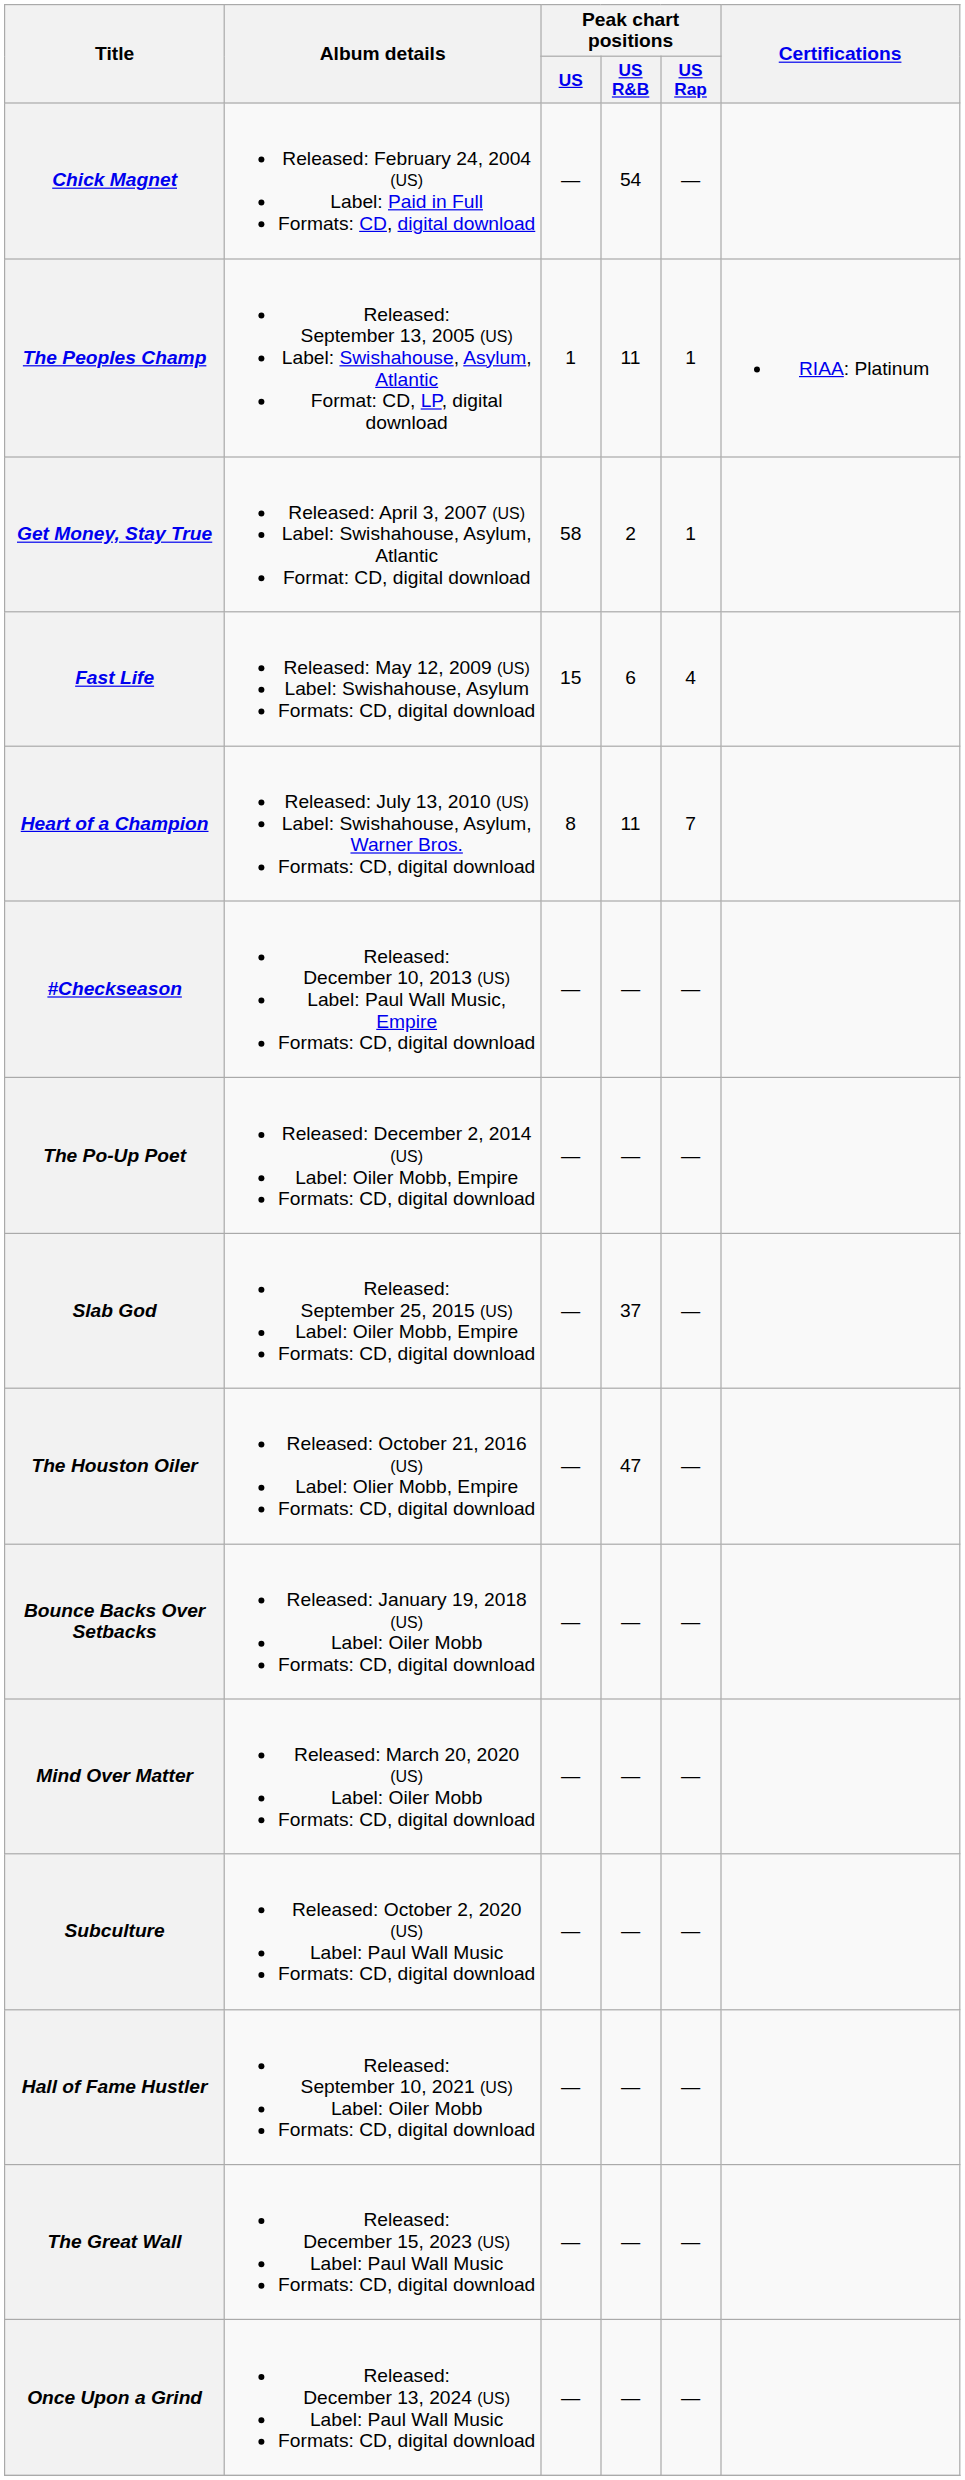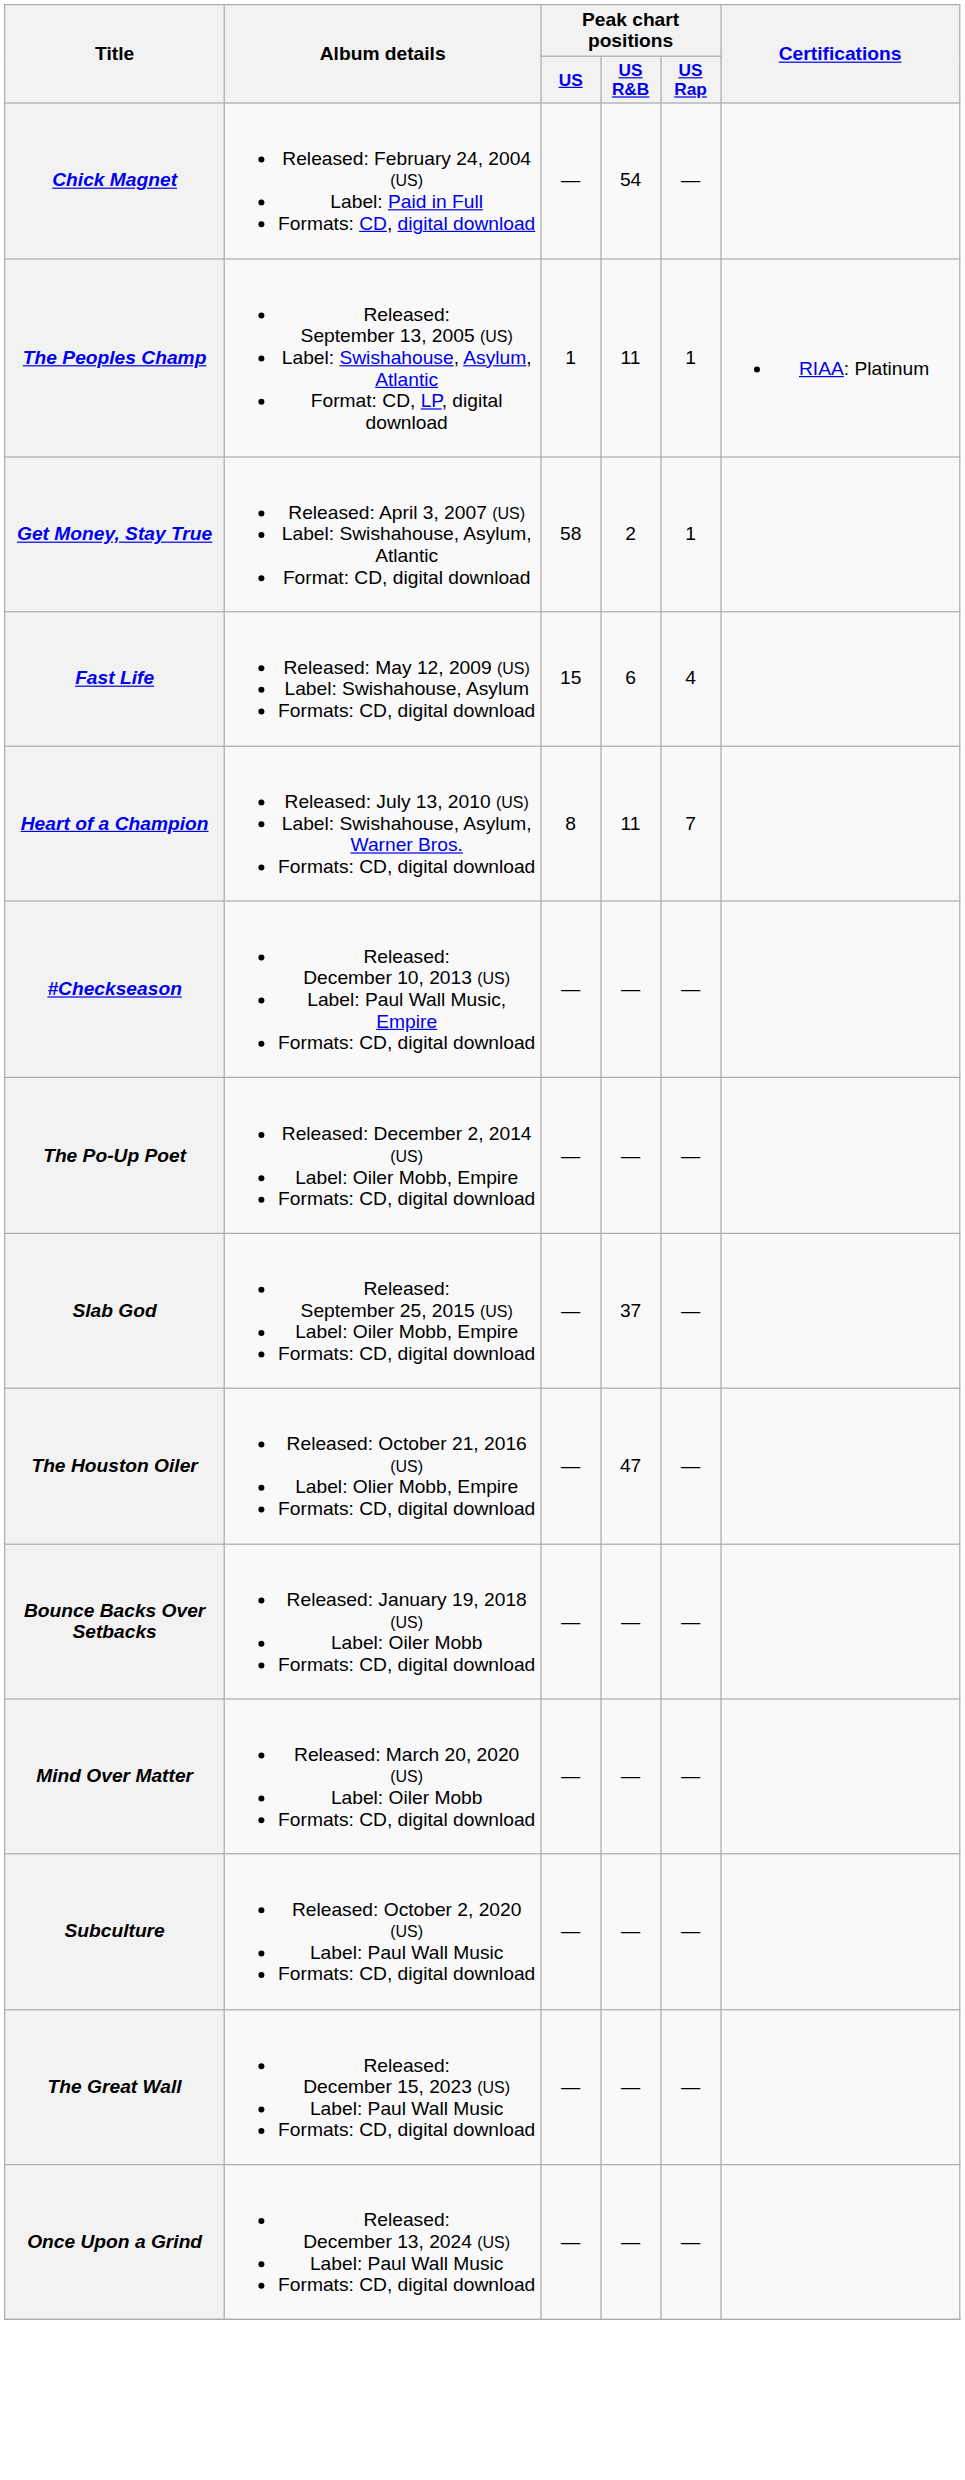- row: (115, 2086)
